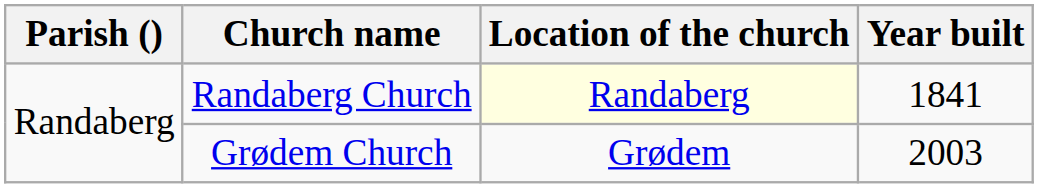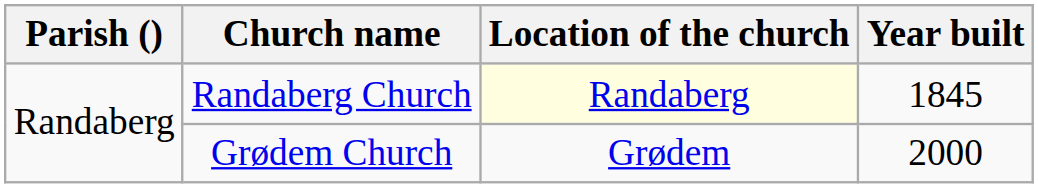(946, 93) 1841 -> (946, 93) 1845
(946, 152) 2003 -> (946, 152) 2000
